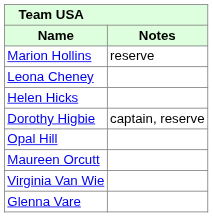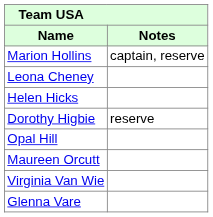(132, 56) reserve -> (157, 56) captain, reserve
(157, 118) captain, reserve -> (132, 118) reserve
